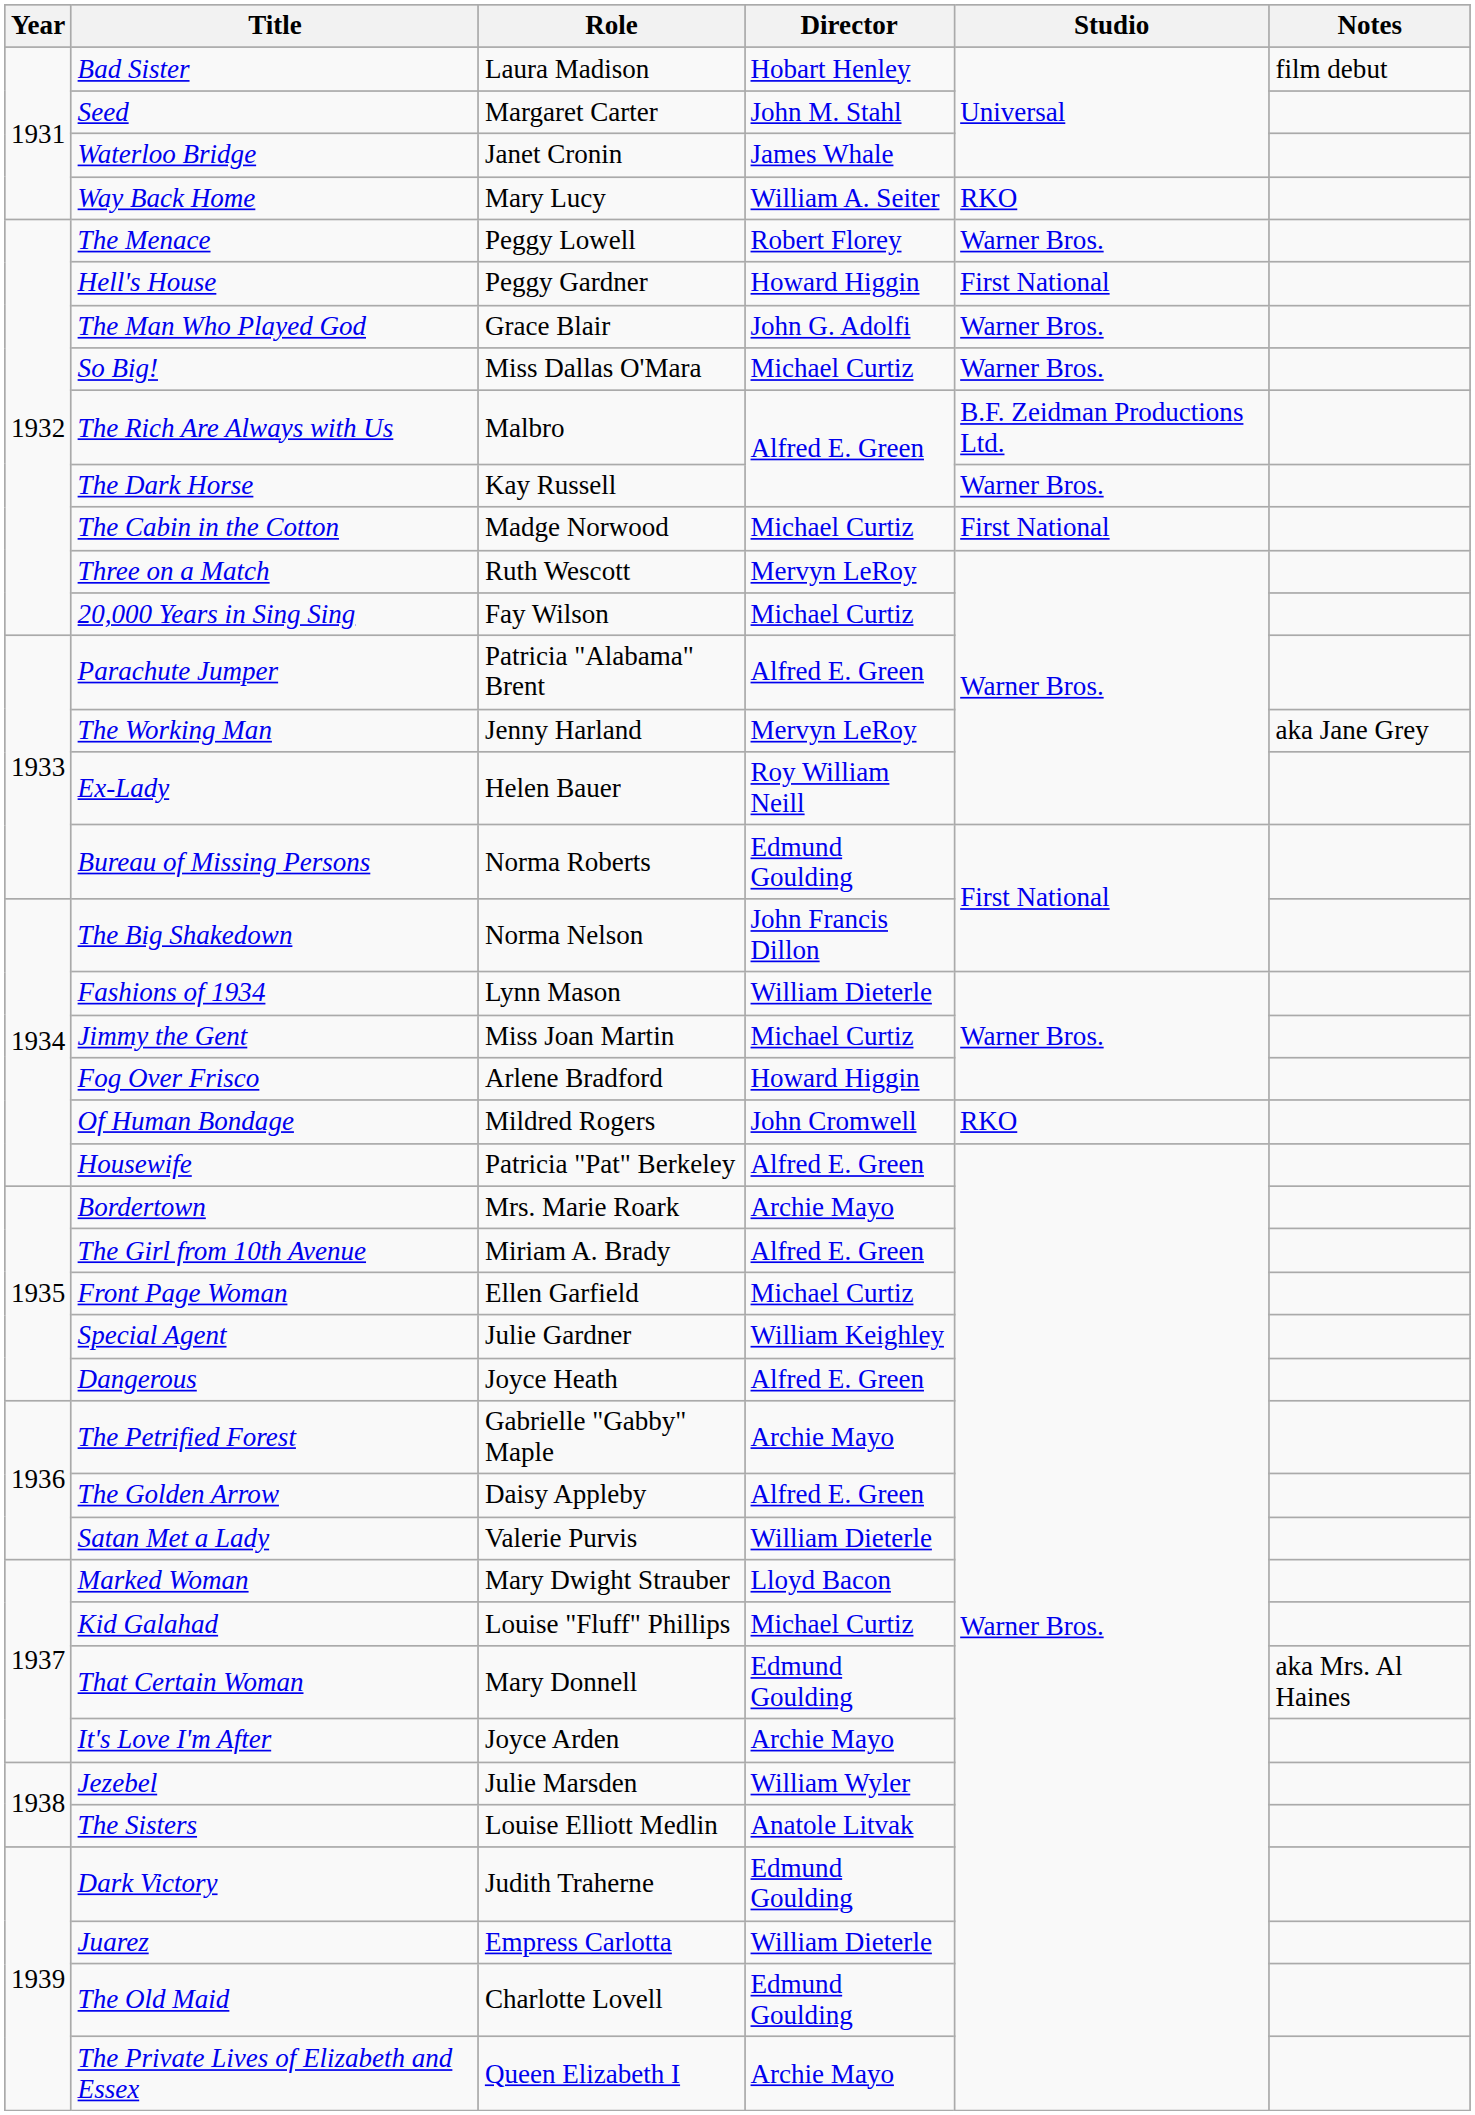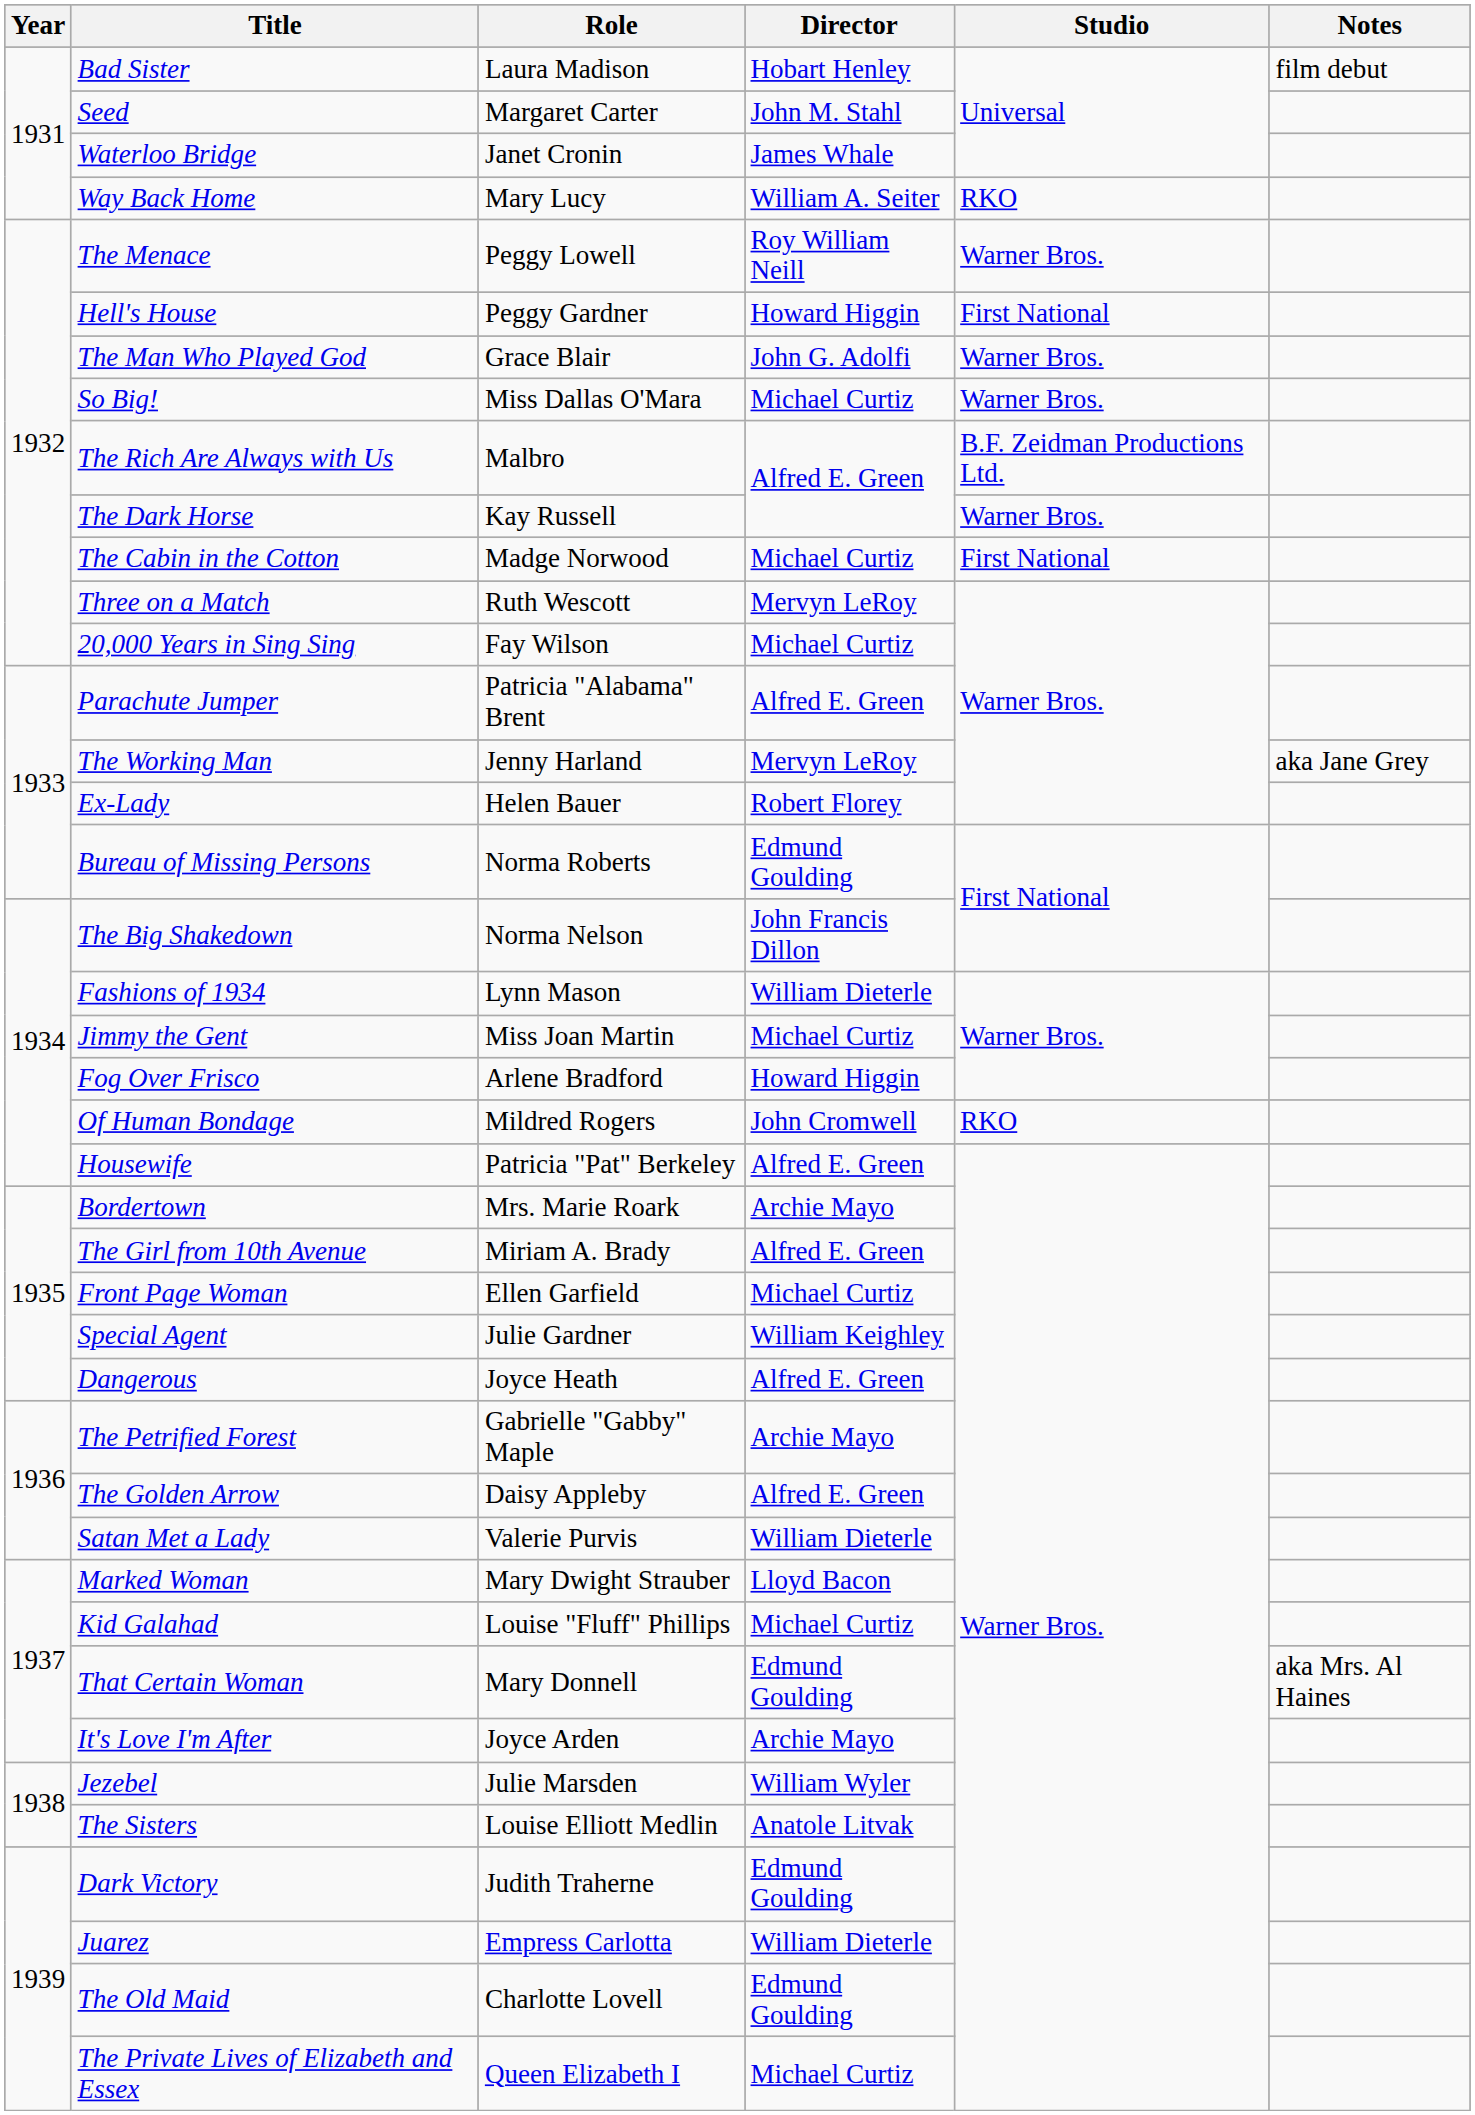(826, 240) Robert Florey -> (820, 255) Roy William Neill
(820, 788) Roy William Neill -> (826, 803) Robert Florey
(822, 2073) Archie Mayo -> (832, 2073) Michael Curtiz
